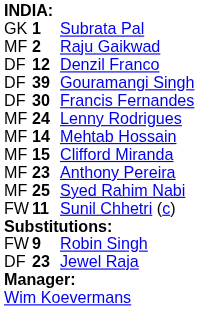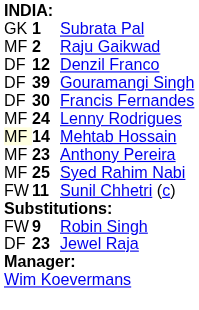(16, 136) no background -> (16, 136) lightyellow background
- row: (117, 154)
